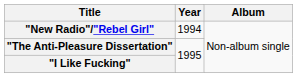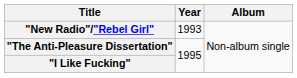(190, 30) 1994 -> (190, 30) 1993
